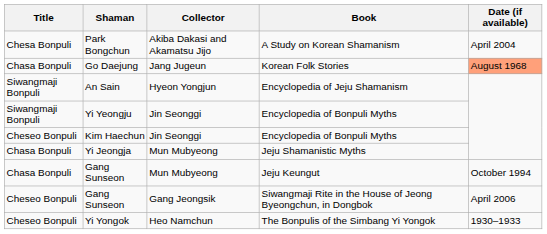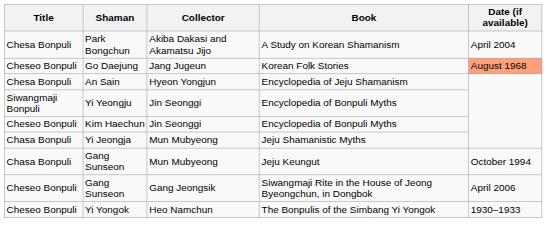(39, 66) Chasa Bonpuli -> (42, 66) Cheseo Bonpuli
(32, 87) Siwangmaji Bonpuli -> (39, 81) Chesa Bonpuli
